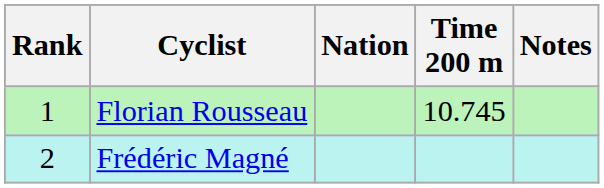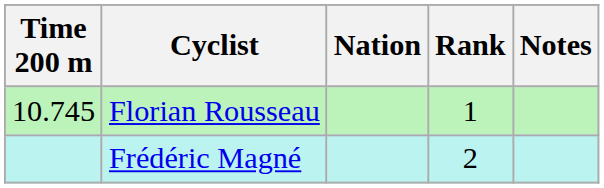columns swapped: (47, 45) <-> (464, 45)
